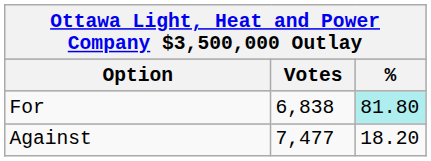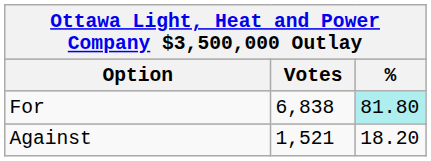(305, 139) 7,477 -> (305, 139) 1,521
